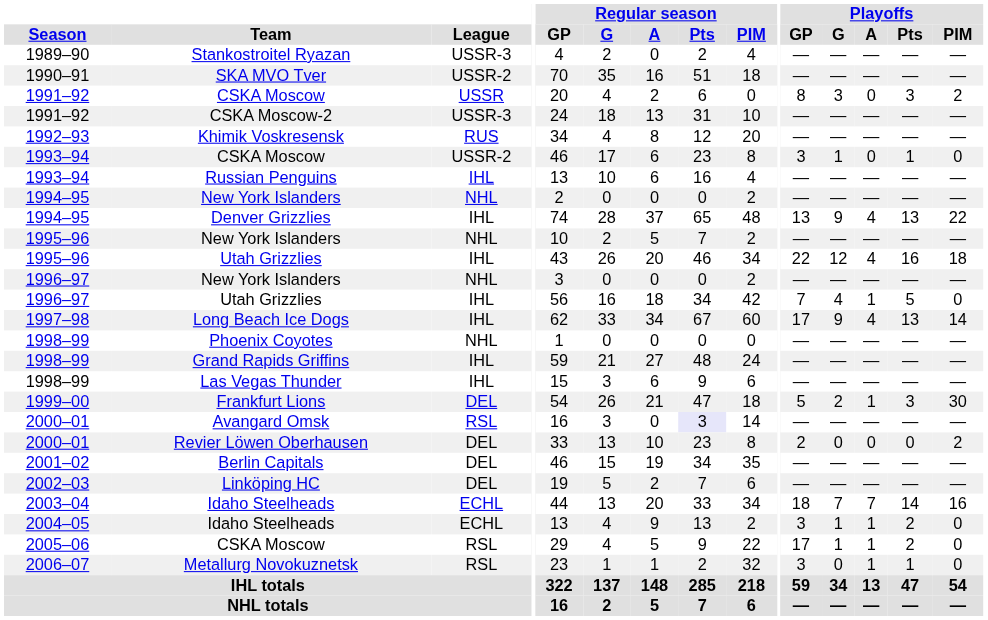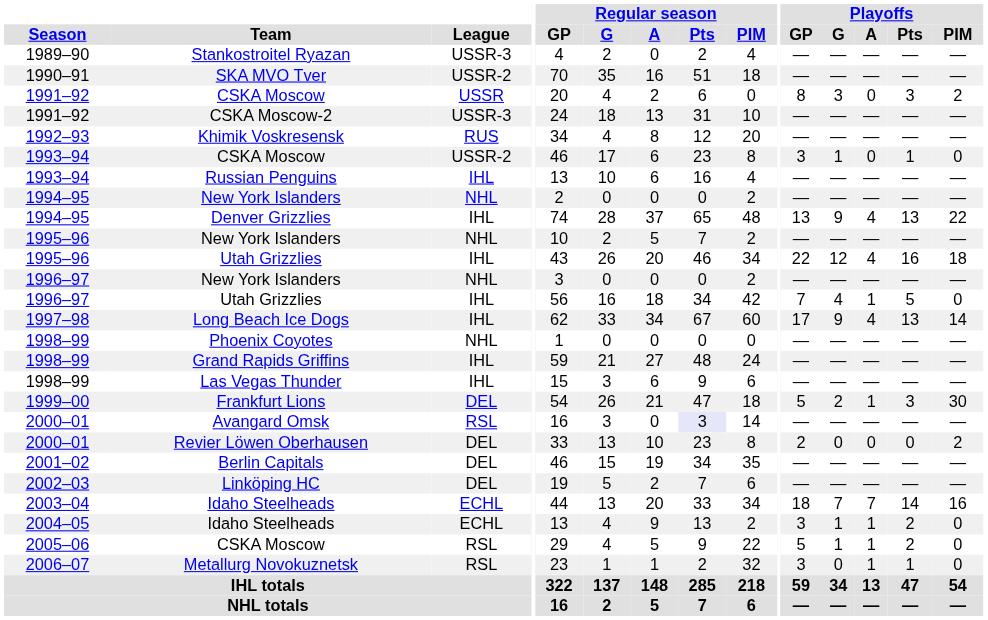(801, 544) 17 -> (801, 544) 5
